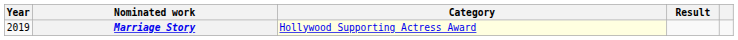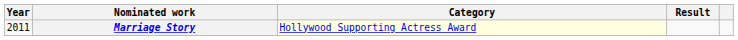(18, 28) 2019 -> (18, 28) 2011
